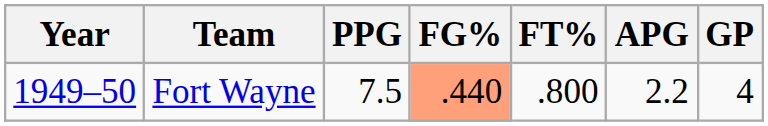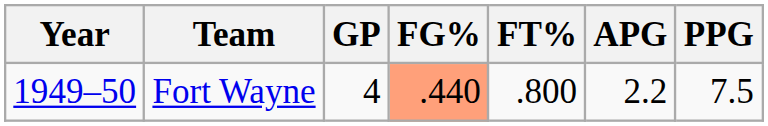columns swapped: (730, 33) <-> (367, 33)
